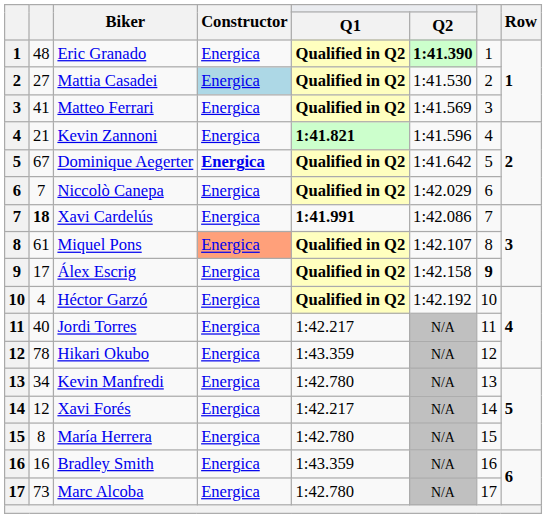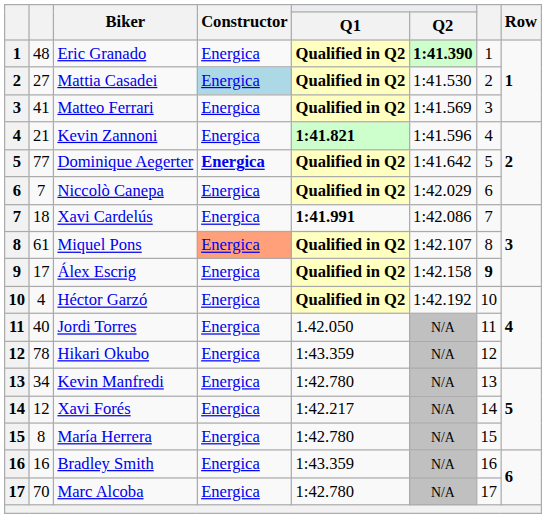(41, 162) 67 -> (41, 162) 77
(41, 217) bold -> (41, 217) normal
(325, 326) 1:42.217 -> (325, 326) 1.42.050
(41, 490) 73 -> (41, 490) 70
